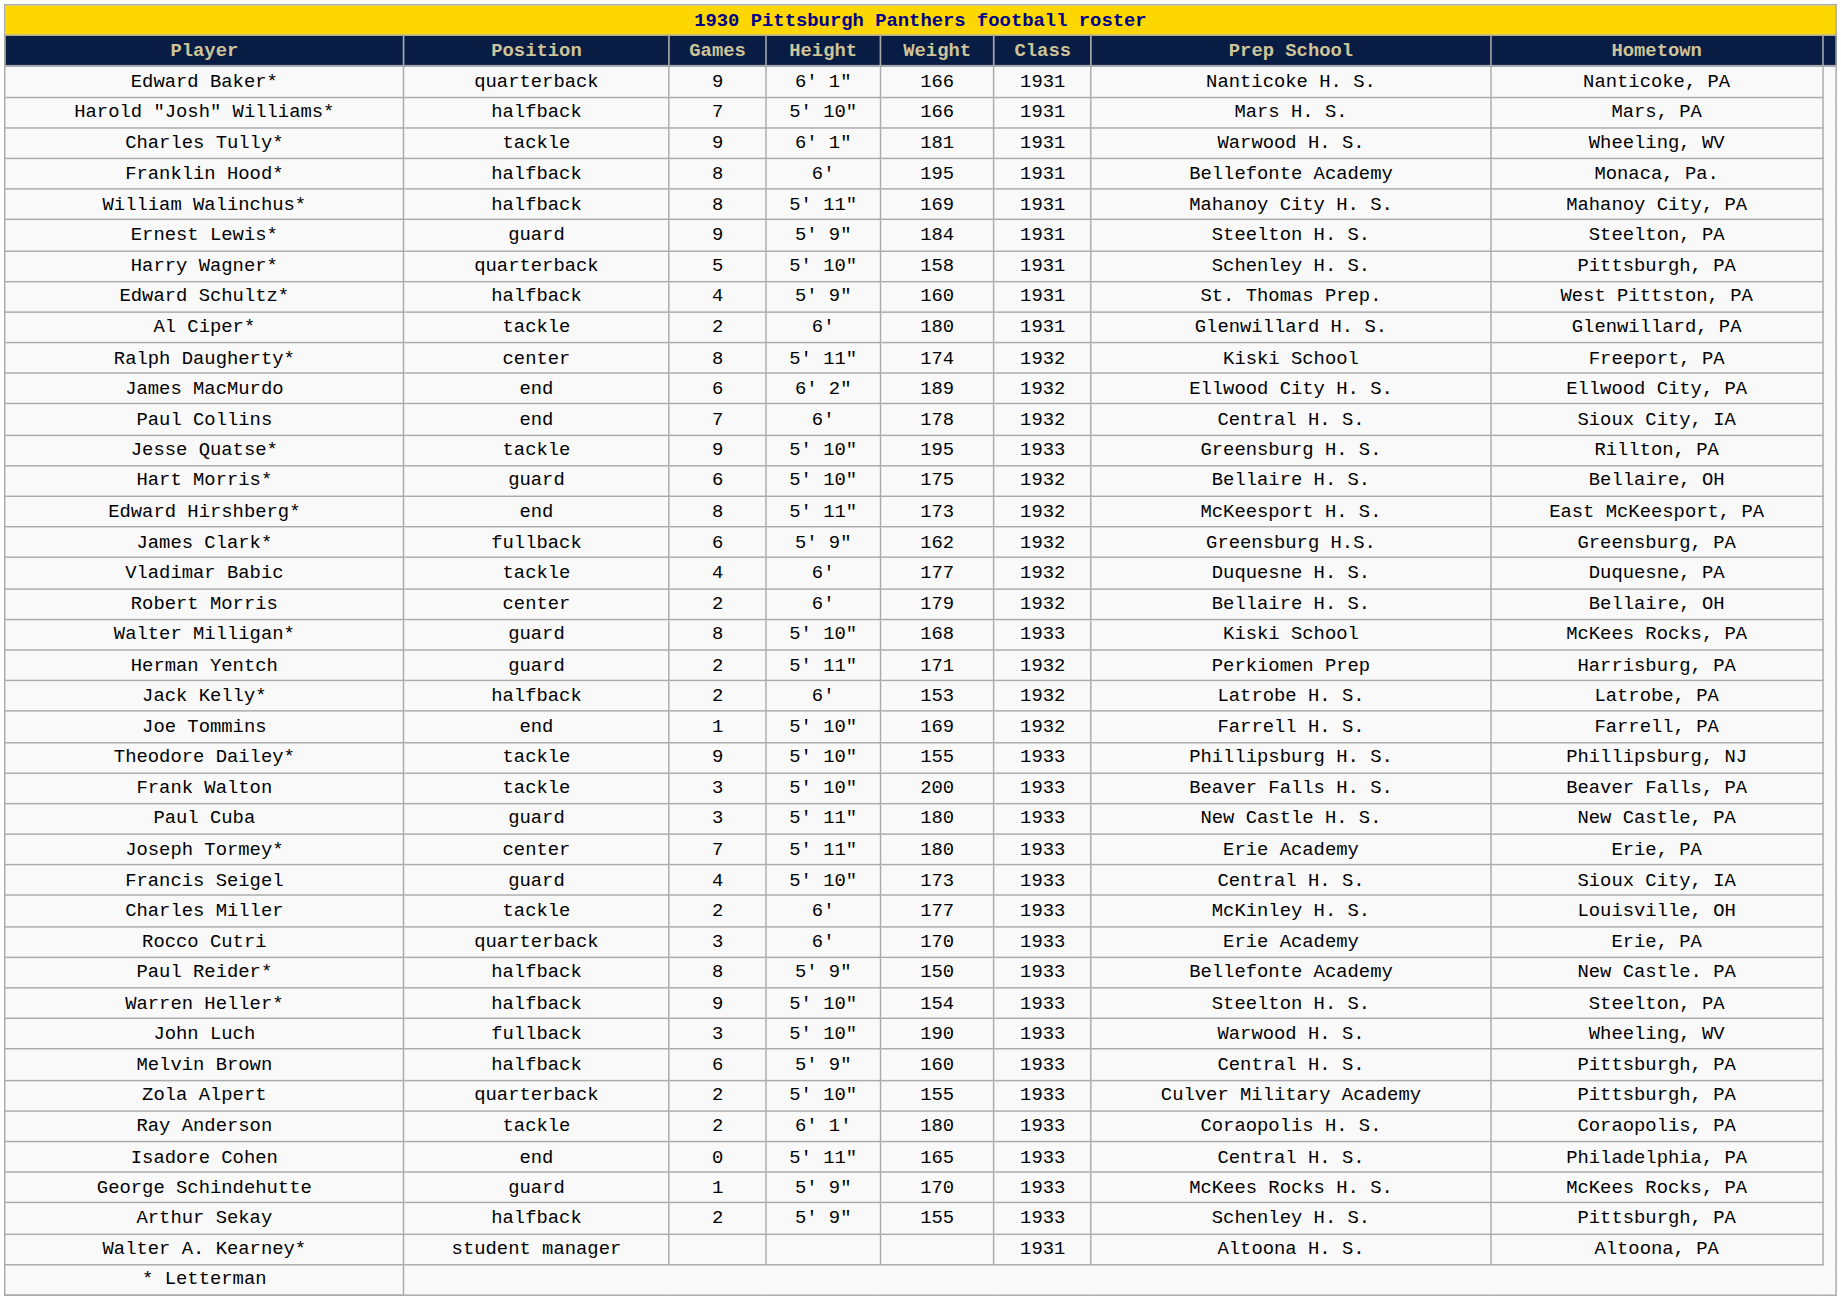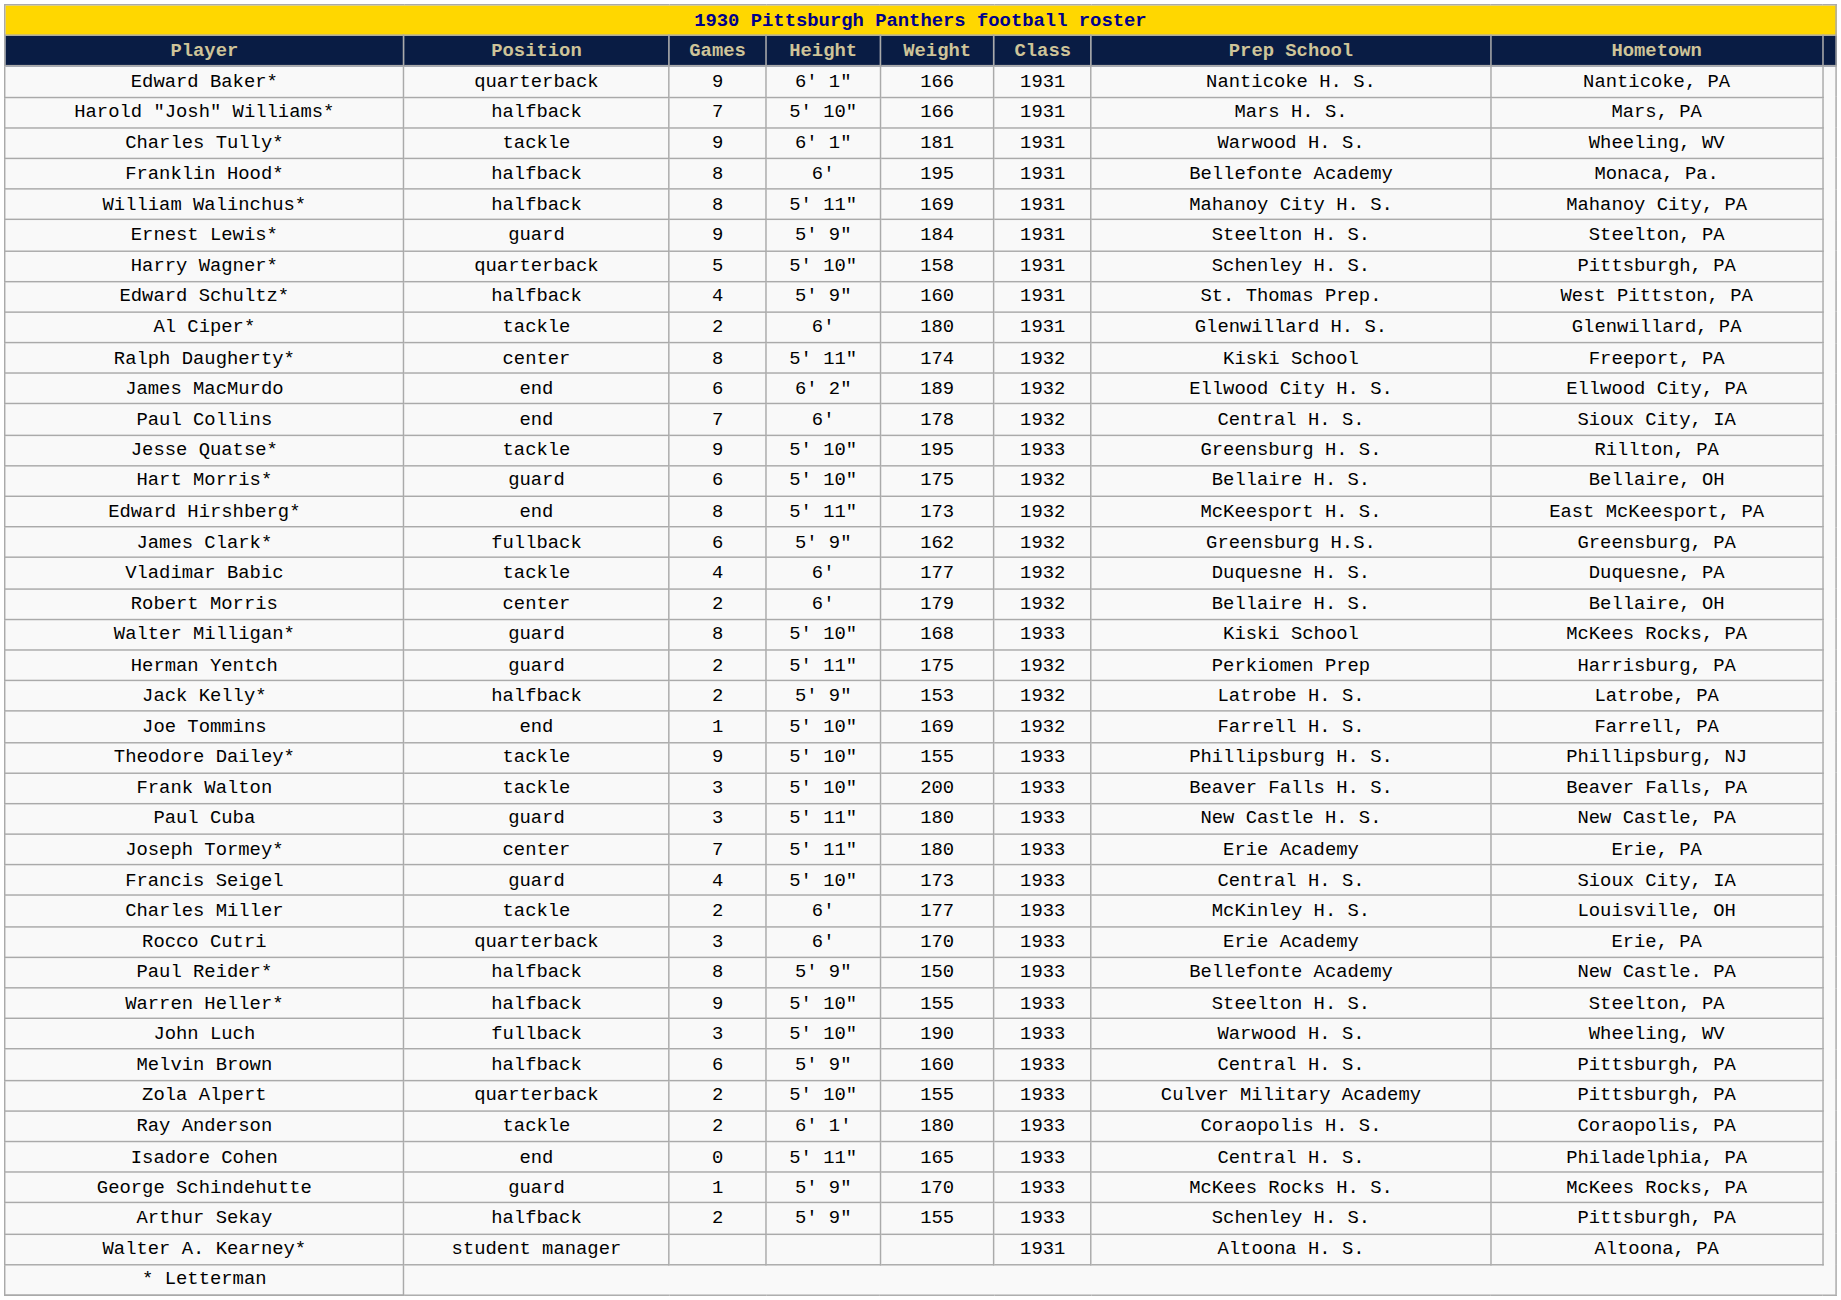(937, 665) 171 -> (937, 665) 175
(823, 696) 6' -> (823, 696) 5' 9"
(937, 1003) 154 -> (937, 1003) 155
